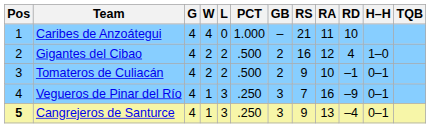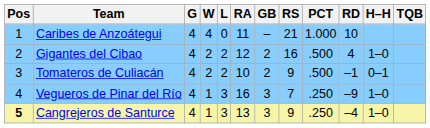columns swapped: (249, 14) <-> (327, 14)
(378, 93) 0–1 -> (378, 93) 1–0
(378, 113) 0–1 -> (378, 113) 1–0
